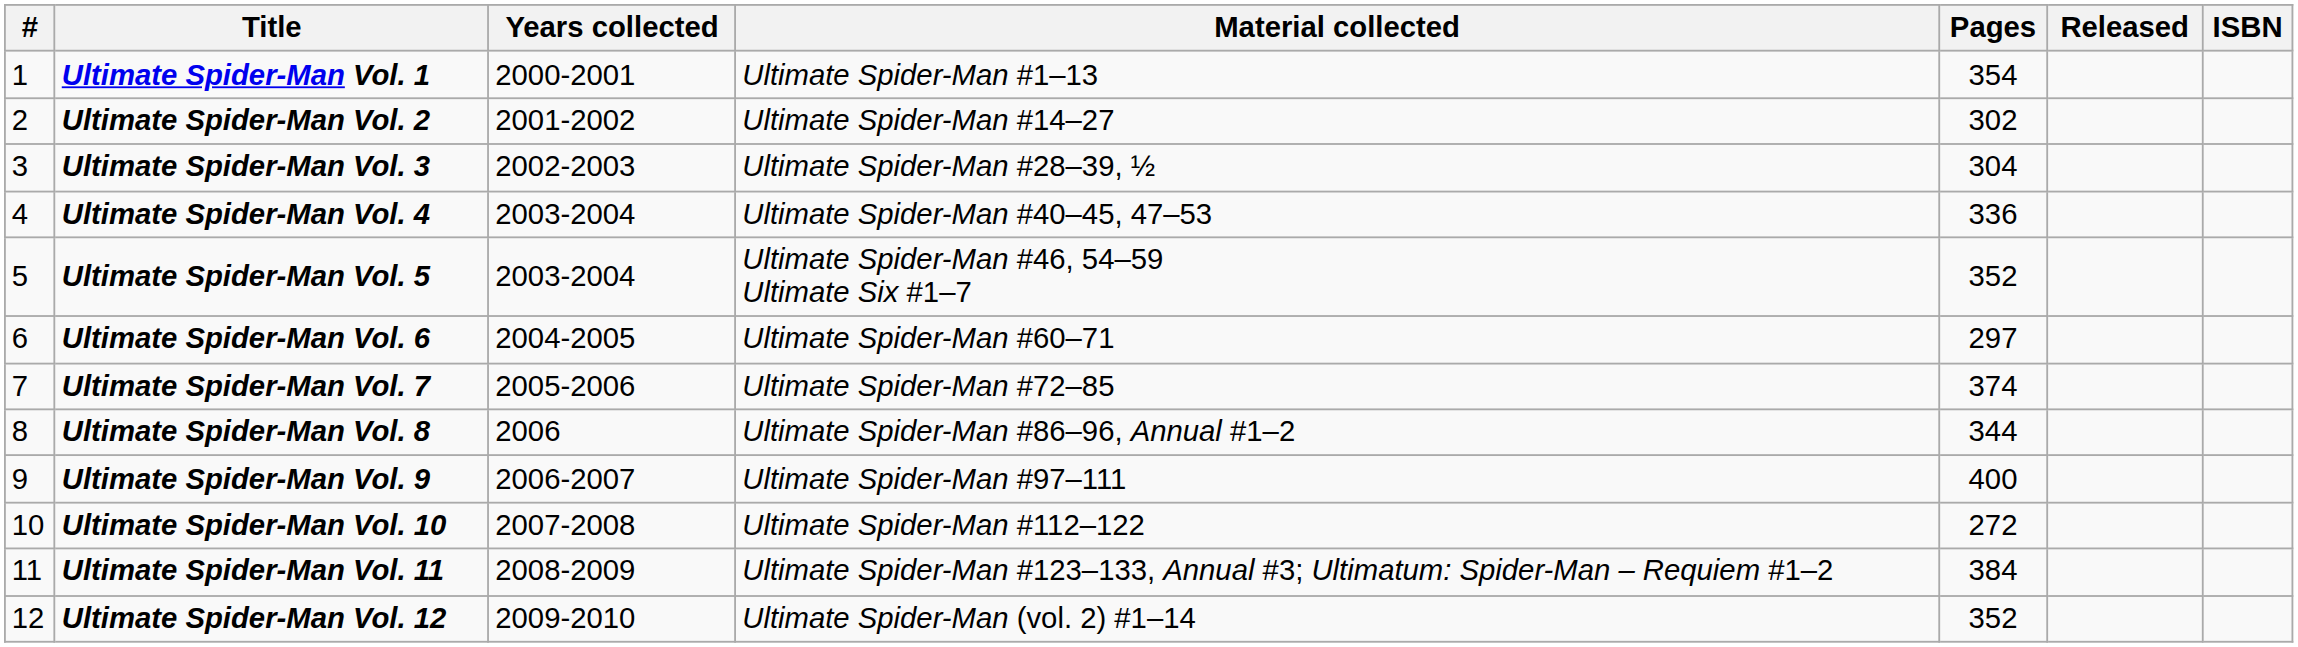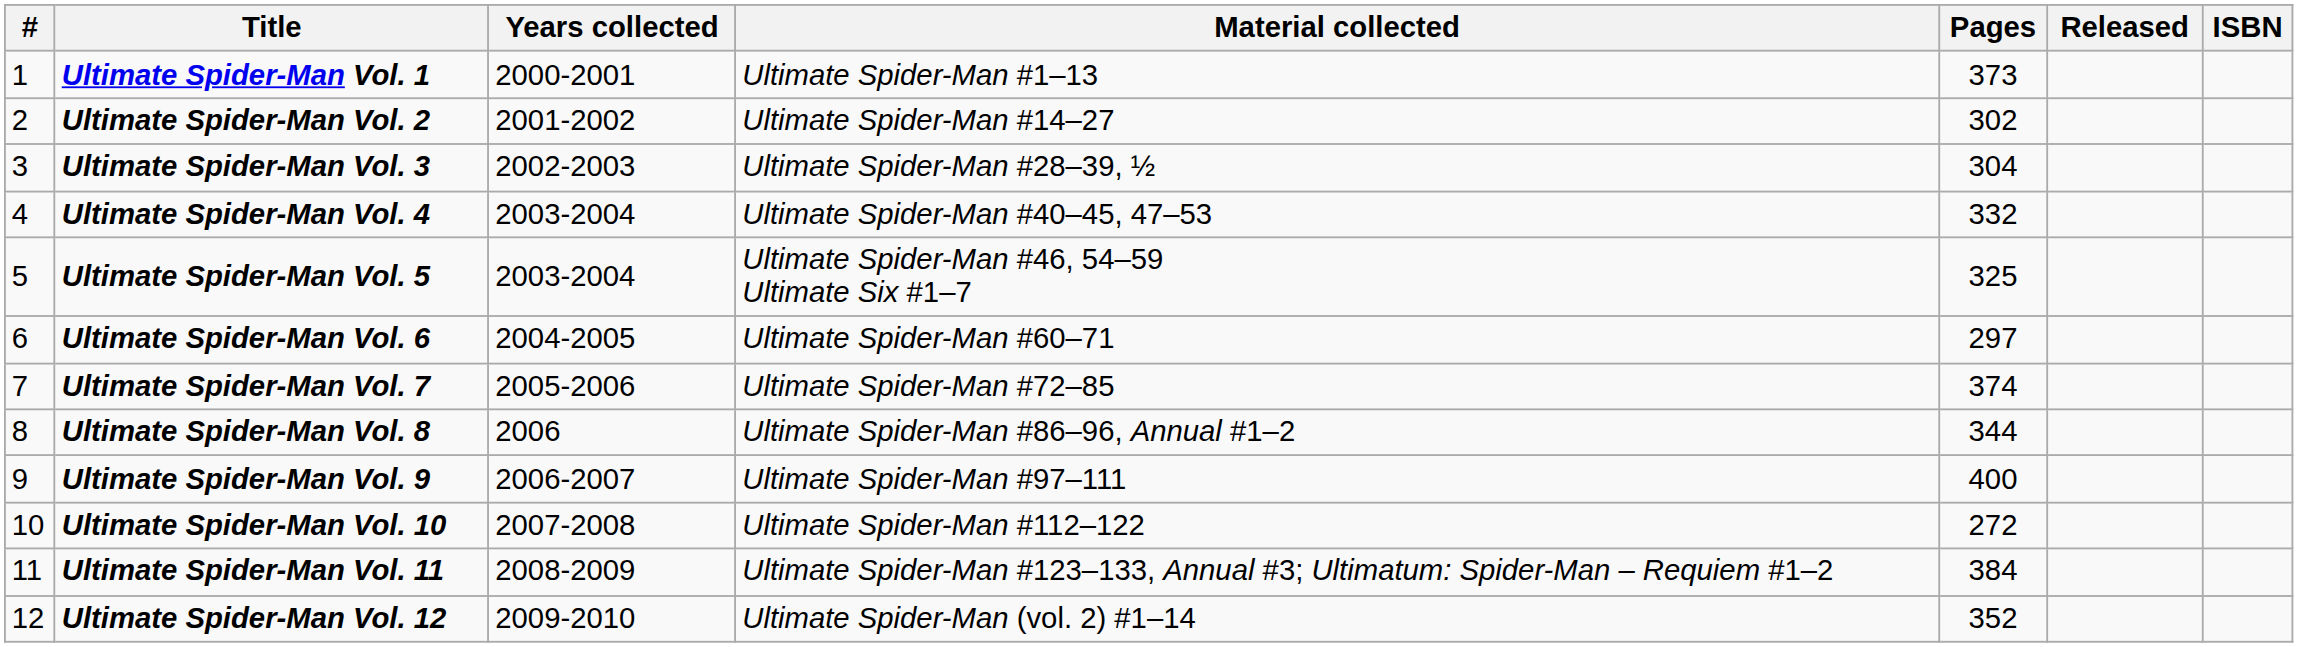(1993, 74) 354 -> (1993, 74) 373
(1993, 213) 336 -> (1993, 213) 332
(1993, 276) 352 -> (1993, 276) 325
